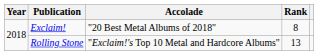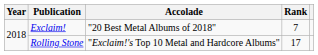(296, 27) 8 -> (296, 27) 7
(296, 43) 13 -> (296, 43) 17
